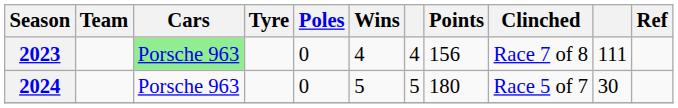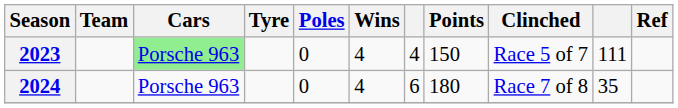(444, 53) 156 -> (444, 53) 150
(541, 53) Race 7 of 8 -> (541, 53) Race 5 of 7
(359, 86) 5 -> (359, 86) 4
(414, 86) 5 -> (414, 86) 6
(541, 86) Race 5 of 7 -> (541, 86) Race 7 of 8
(608, 86) 30 -> (608, 86) 35
